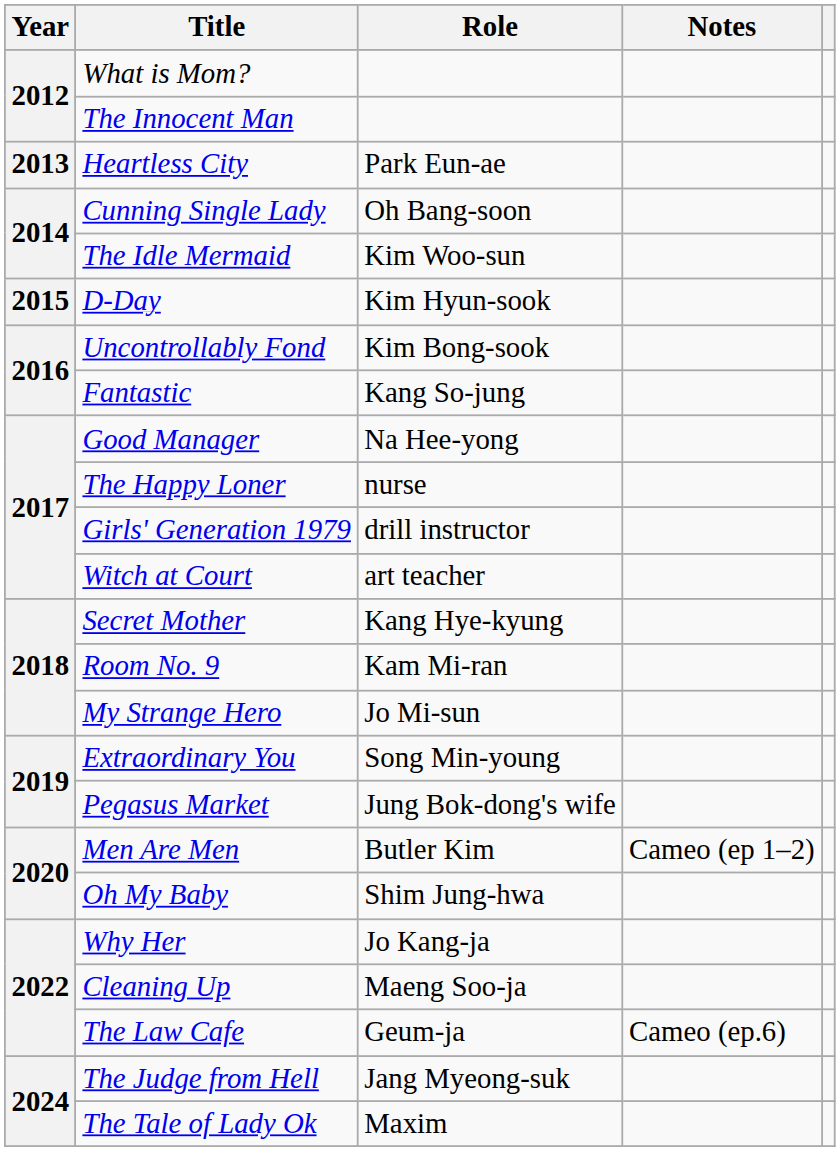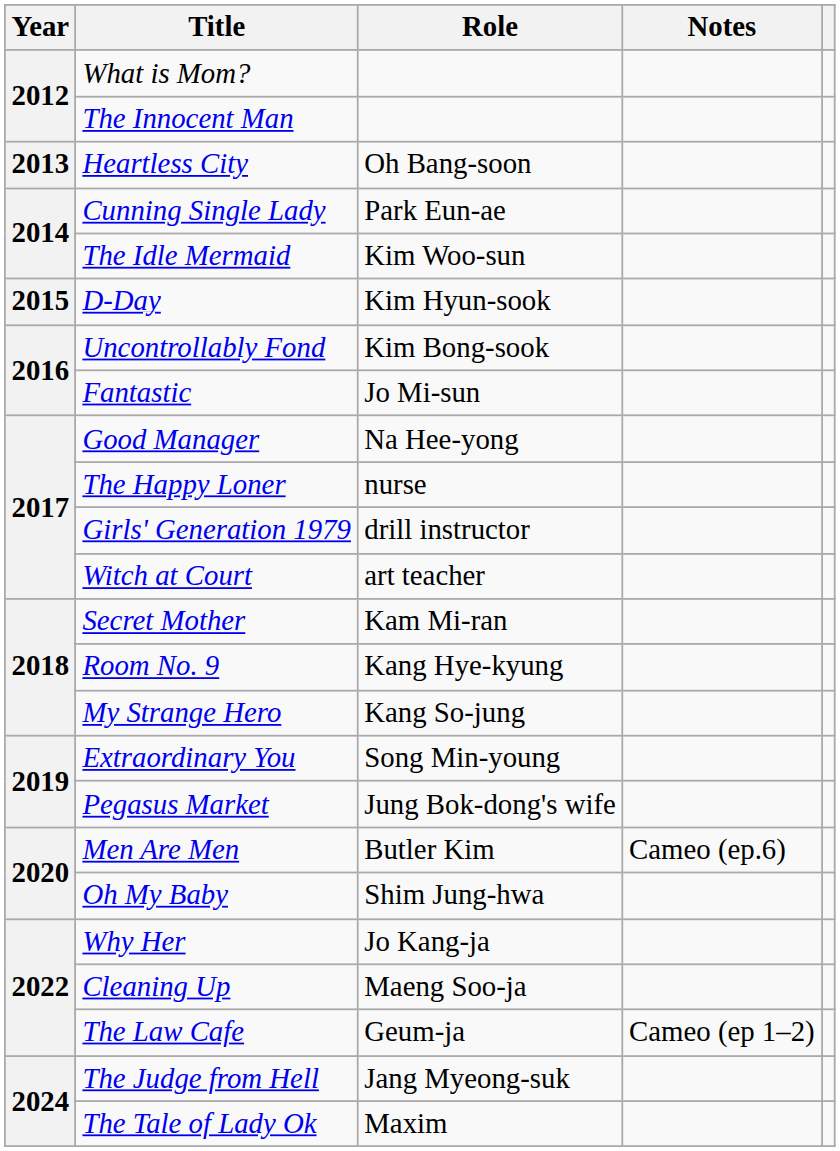(435, 164) Park Eun-ae -> (448, 164) Oh Bang-soon
(448, 210) Oh Bang-soon -> (435, 210) Park Eun-ae
(445, 392) Kang So-jung -> (422, 392) Jo Mi-sun
(464, 621) Kang Hye-kyung -> (436, 621) Kam Mi-ran
(436, 666) Kam Mi-ran -> (464, 666) Kang Hye-kyung
(422, 712) Jo Mi-sun -> (445, 712) Kang So-jung
(722, 849) Cameo (ep 1–2) -> (707, 849) Cameo (ep.6)
(707, 1032) Cameo (ep.6) -> (722, 1032) Cameo (ep 1–2)
